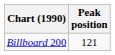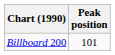(89, 42) 121 -> (89, 42) 101
